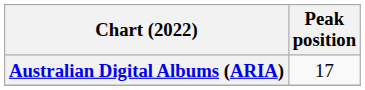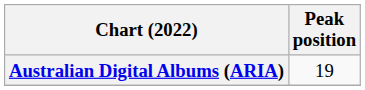(324, 70) 17 -> (324, 70) 19
